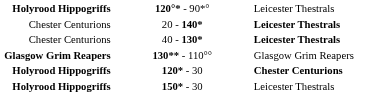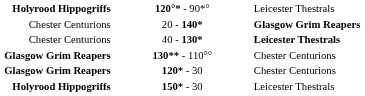(297, 24) Leicester Thestrals -> (307, 24) Glasgow Grim Reapers
(304, 55) Glasgow Grim Reapers -> (295, 55) Chester Centurions
(62, 71) Holyrood Hippogriffs -> (57, 71) Glasgow Grim Reapers
(298, 71) bold -> (295, 71) normal
